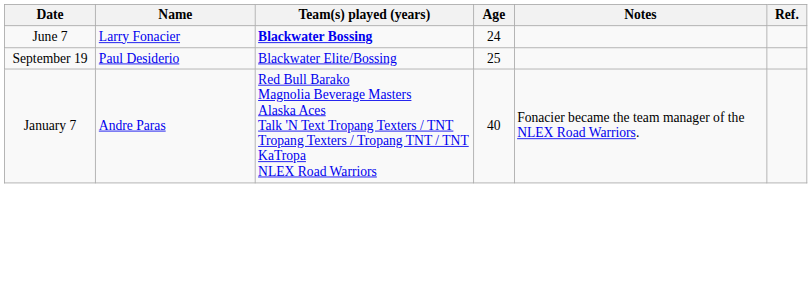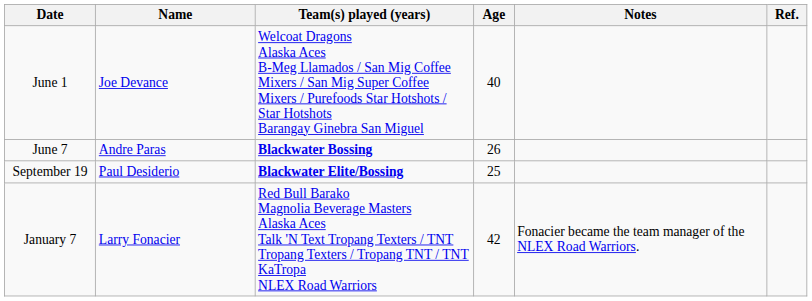+ row: (50, 82)
(139, 36) Larry Fonacier -> (132, 150) Andre Paras
(494, 36) 24 -> (494, 150) 26
(327, 58) normal -> (331, 171) bold
(132, 125) Andre Paras -> (139, 239) Larry Fonacier
(494, 125) 40 -> (494, 239) 42
